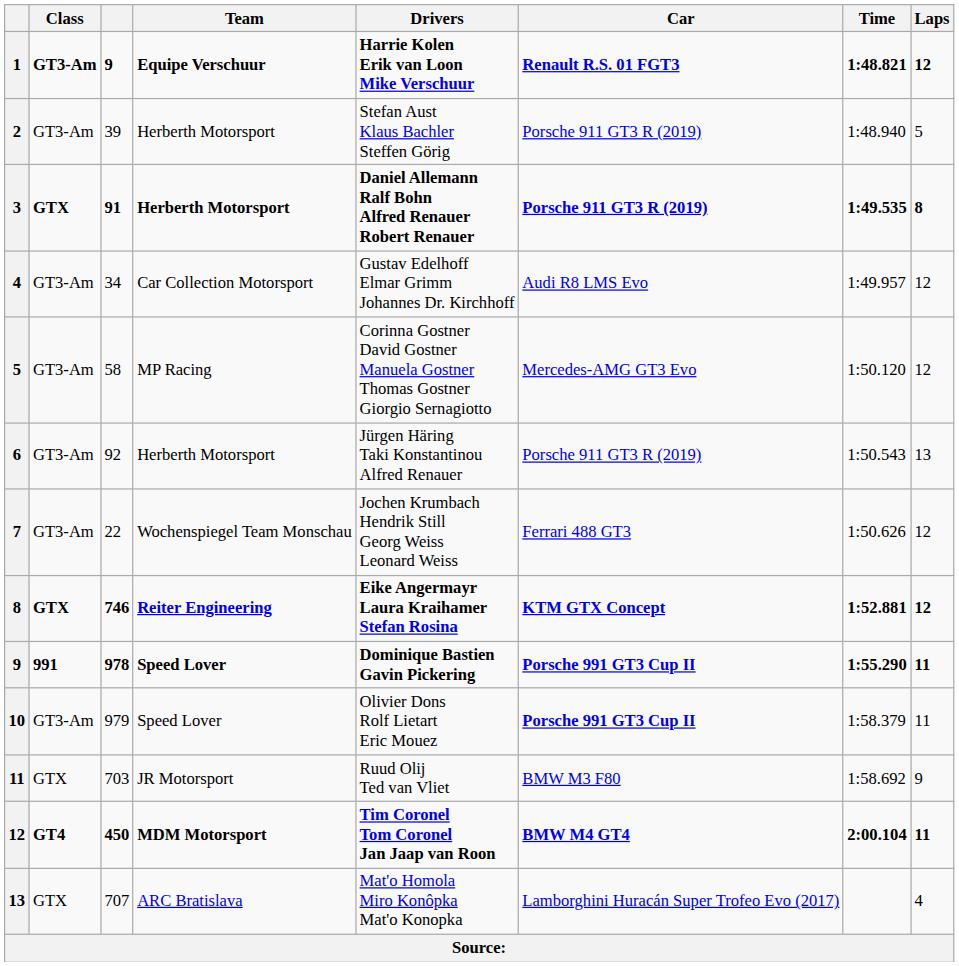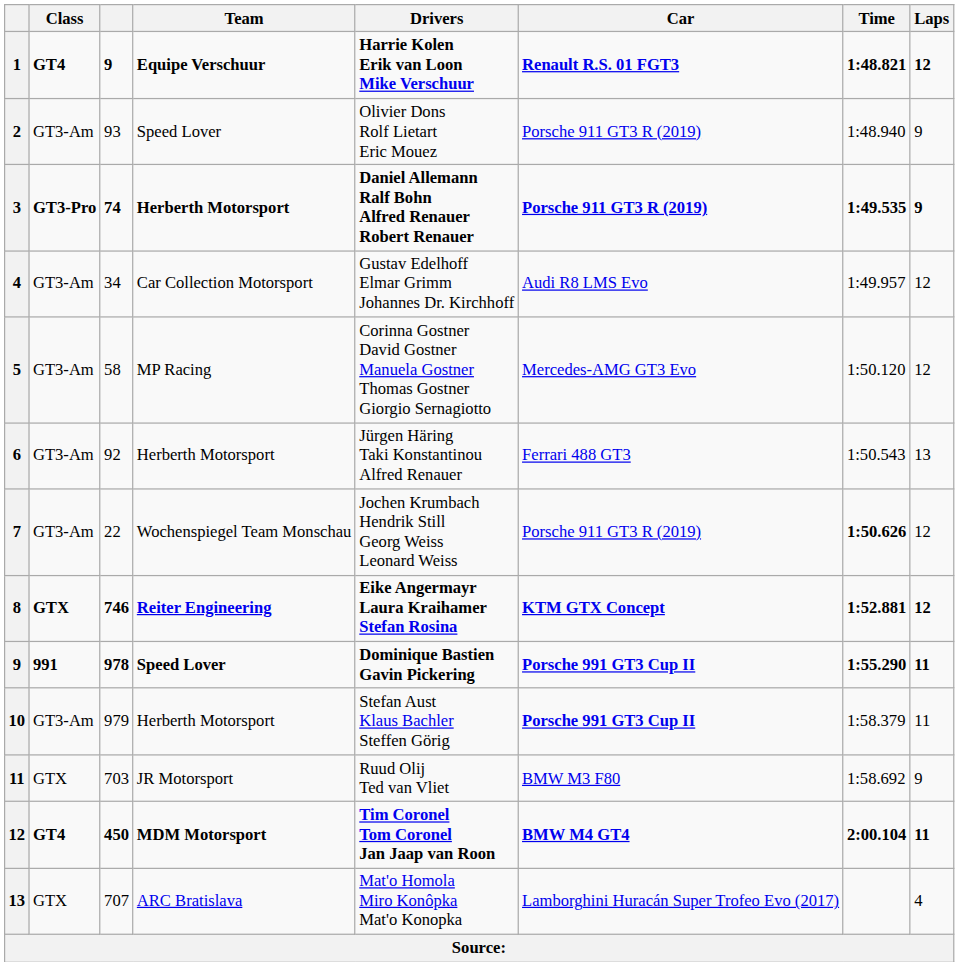(65, 64) GT3-Am -> (49, 64) GT4
(113, 131) 39 -> (112, 131) 93
(206, 131) Herberth Motorsport -> (179, 131) Speed Lover
(407, 131) Stefan Aust Klaus Bachler Steffen Görig -> (402, 131) Olivier Dons Rolf Lietart Eric Mouez
(919, 131) 5 -> (918, 131) 9
(51, 207) GTX -> (65, 207) GT3-Pro
(113, 207) 91 -> (112, 207) 74
(919, 207) 8 -> (918, 207) 9
(612, 455) Porsche 911 GT3 R (2019) -> (576, 455) Ferrari 488 GT3
(577, 531) Ferrari 488 GT3 -> (612, 531) Porsche 911 GT3 R (2019)
(877, 531) normal -> (877, 531) bold
(179, 720) Speed Lover -> (206, 720) Herberth Motorsport
(403, 720) Olivier Dons Rolf Lietart Eric Mouez -> (406, 720) Stefan Aust Klaus Bachler Steffen Görig
